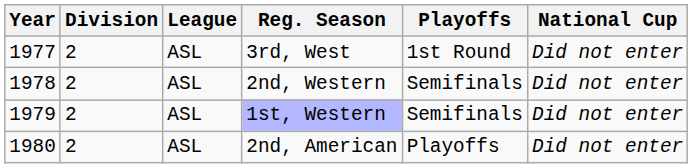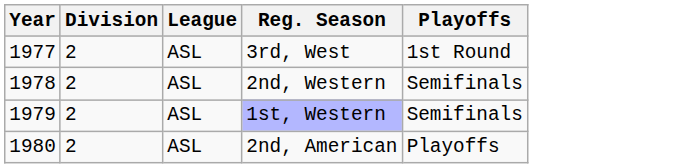- column: (608, 21)
